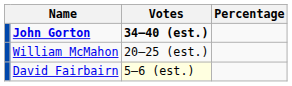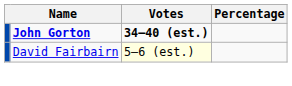- row: (66, 52)
